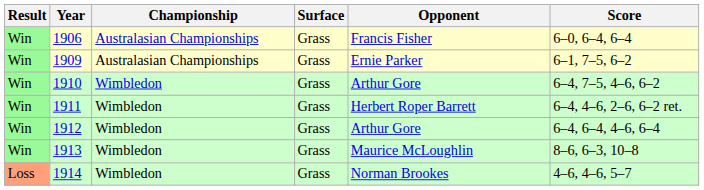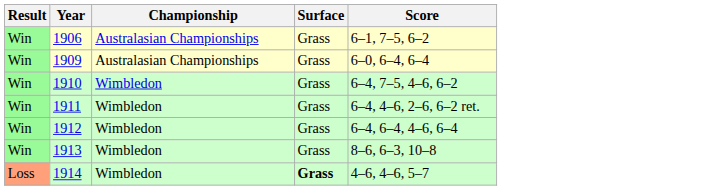- column: (449, 15)
(592, 38) 6–0, 6–4, 6–4 -> (390, 38) 6–1, 7–5, 6–2
(592, 60) 6–1, 7–5, 6–2 -> (390, 60) 6–0, 6–4, 6–4
(314, 173) normal -> (315, 173) bold
